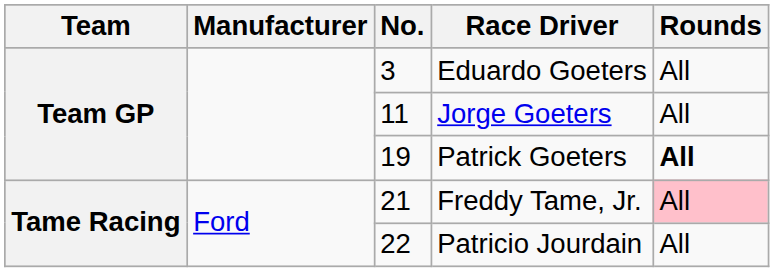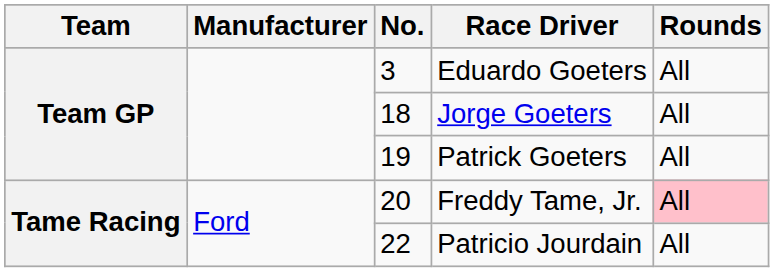(394, 113) 11 -> (395, 113) 18
(677, 157) bold -> (675, 157) normal
(395, 200) 21 -> (395, 200) 20
